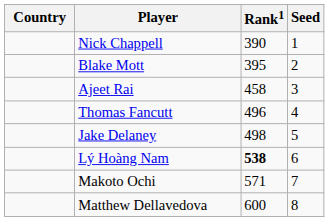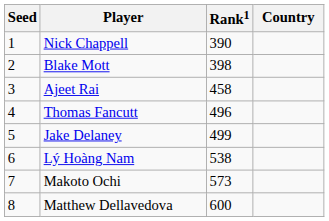columns swapped: (40, 18) <-> (306, 18)
(255, 66) 395 -> (221, 66) 398
(255, 135) 498 -> (221, 135) 499
(255, 158) bold -> (221, 158) normal
(255, 181) 571 -> (221, 181) 573
